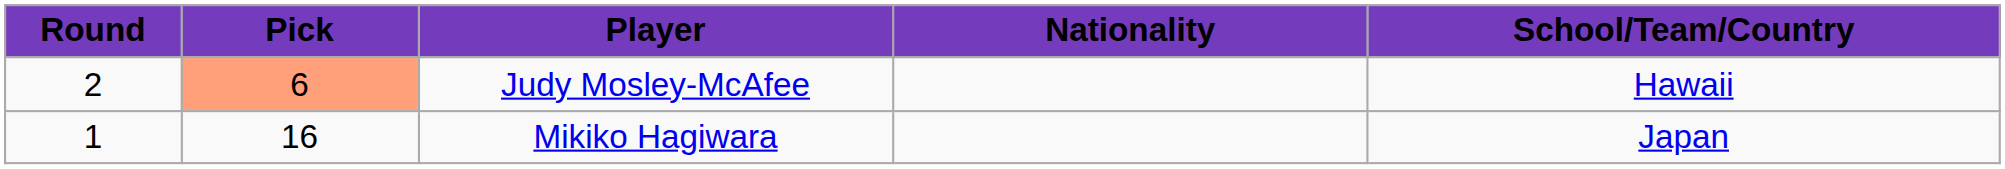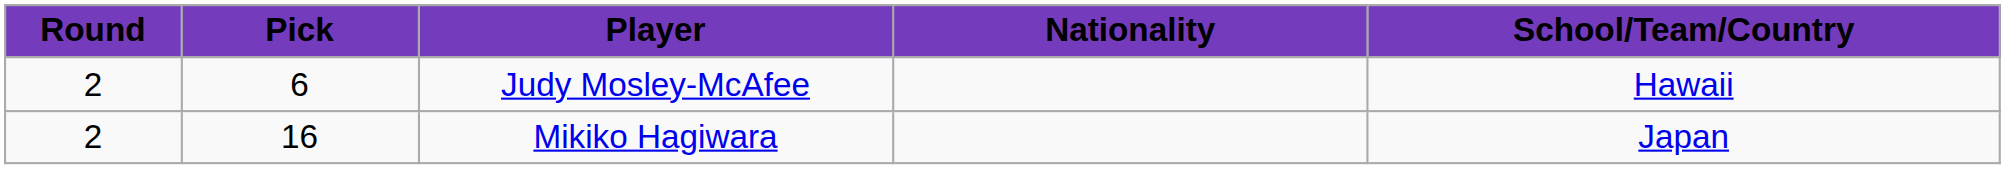(299, 83) lightsalmon background -> (299, 83) no background
(93, 136) 1 -> (93, 136) 2
